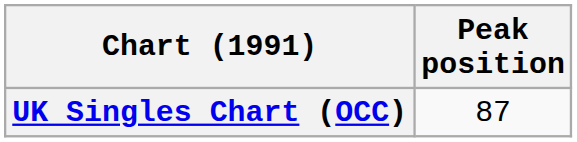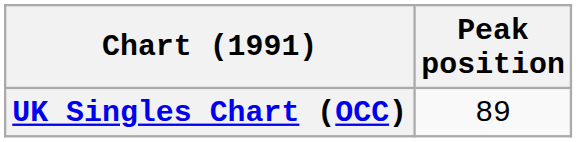(493, 113) 87 -> (493, 113) 89
